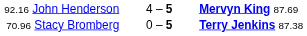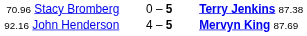rows swapped: (63, 25) <-> (62, 8)
